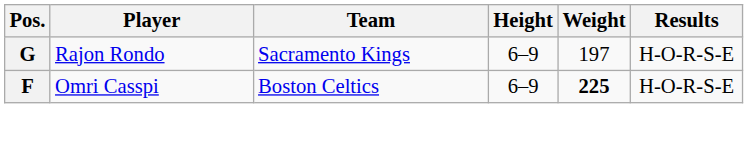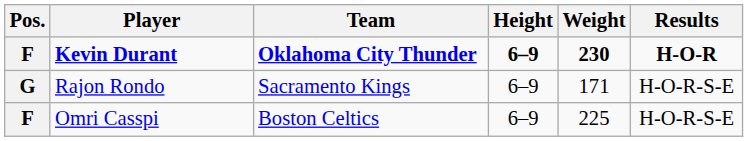+ row: (116, 53)
(594, 53) 197 -> (594, 86) 171
(594, 86) bold -> (594, 119) normal
